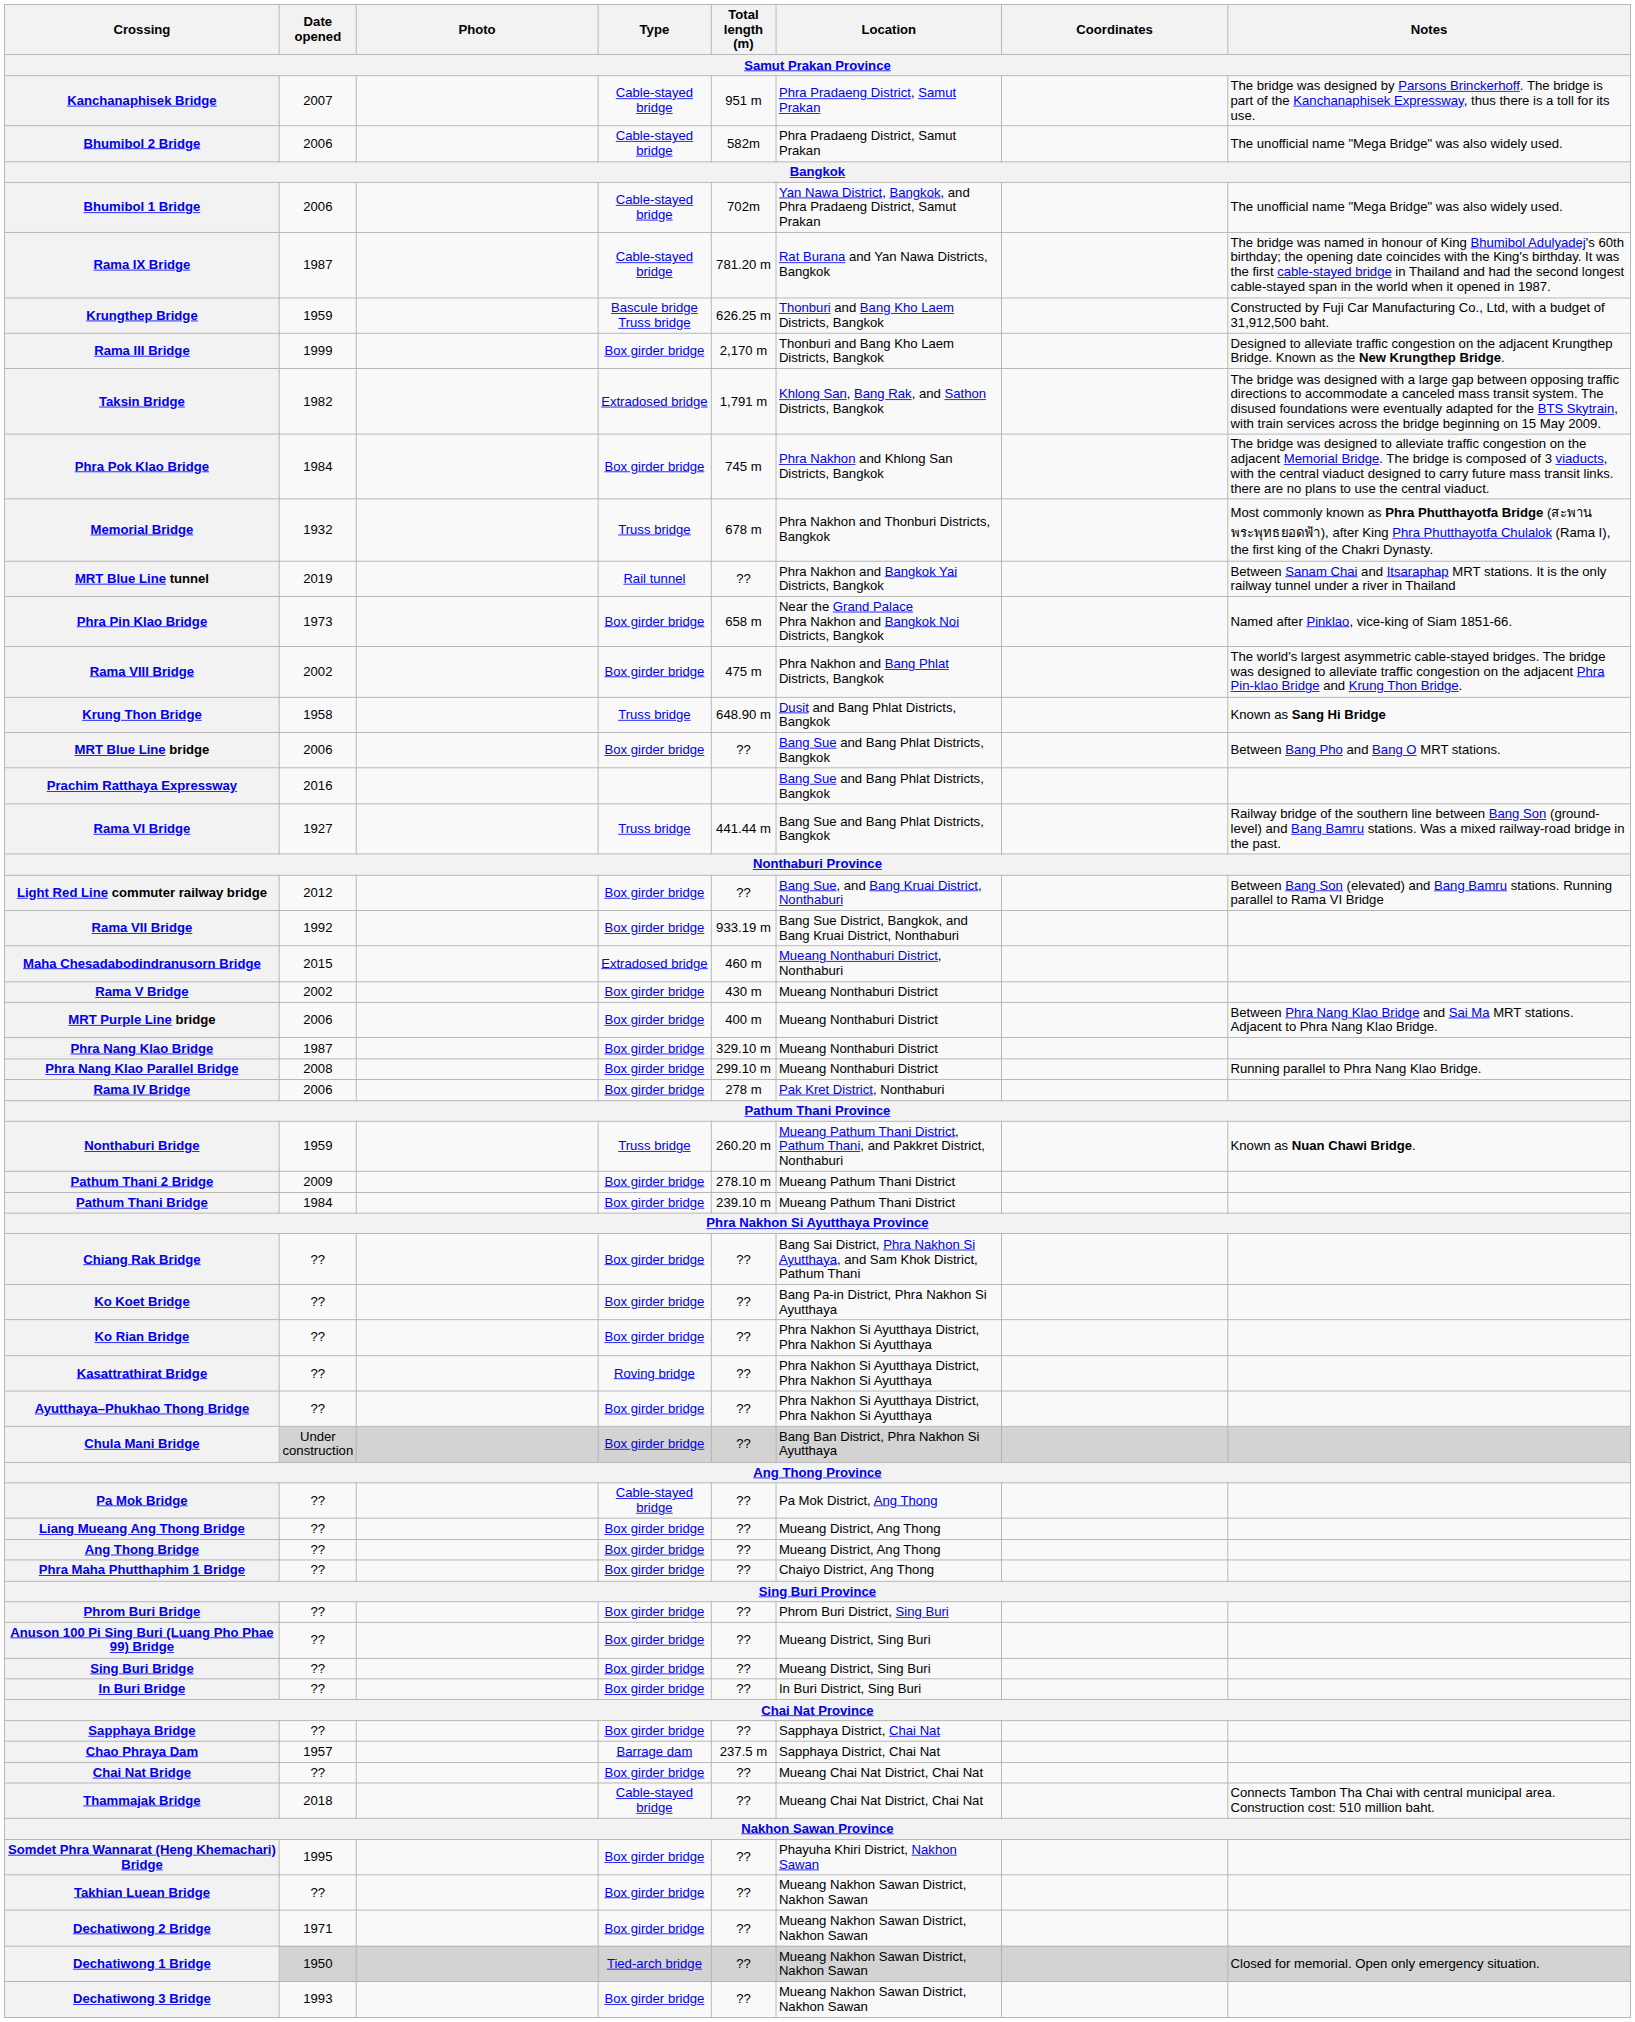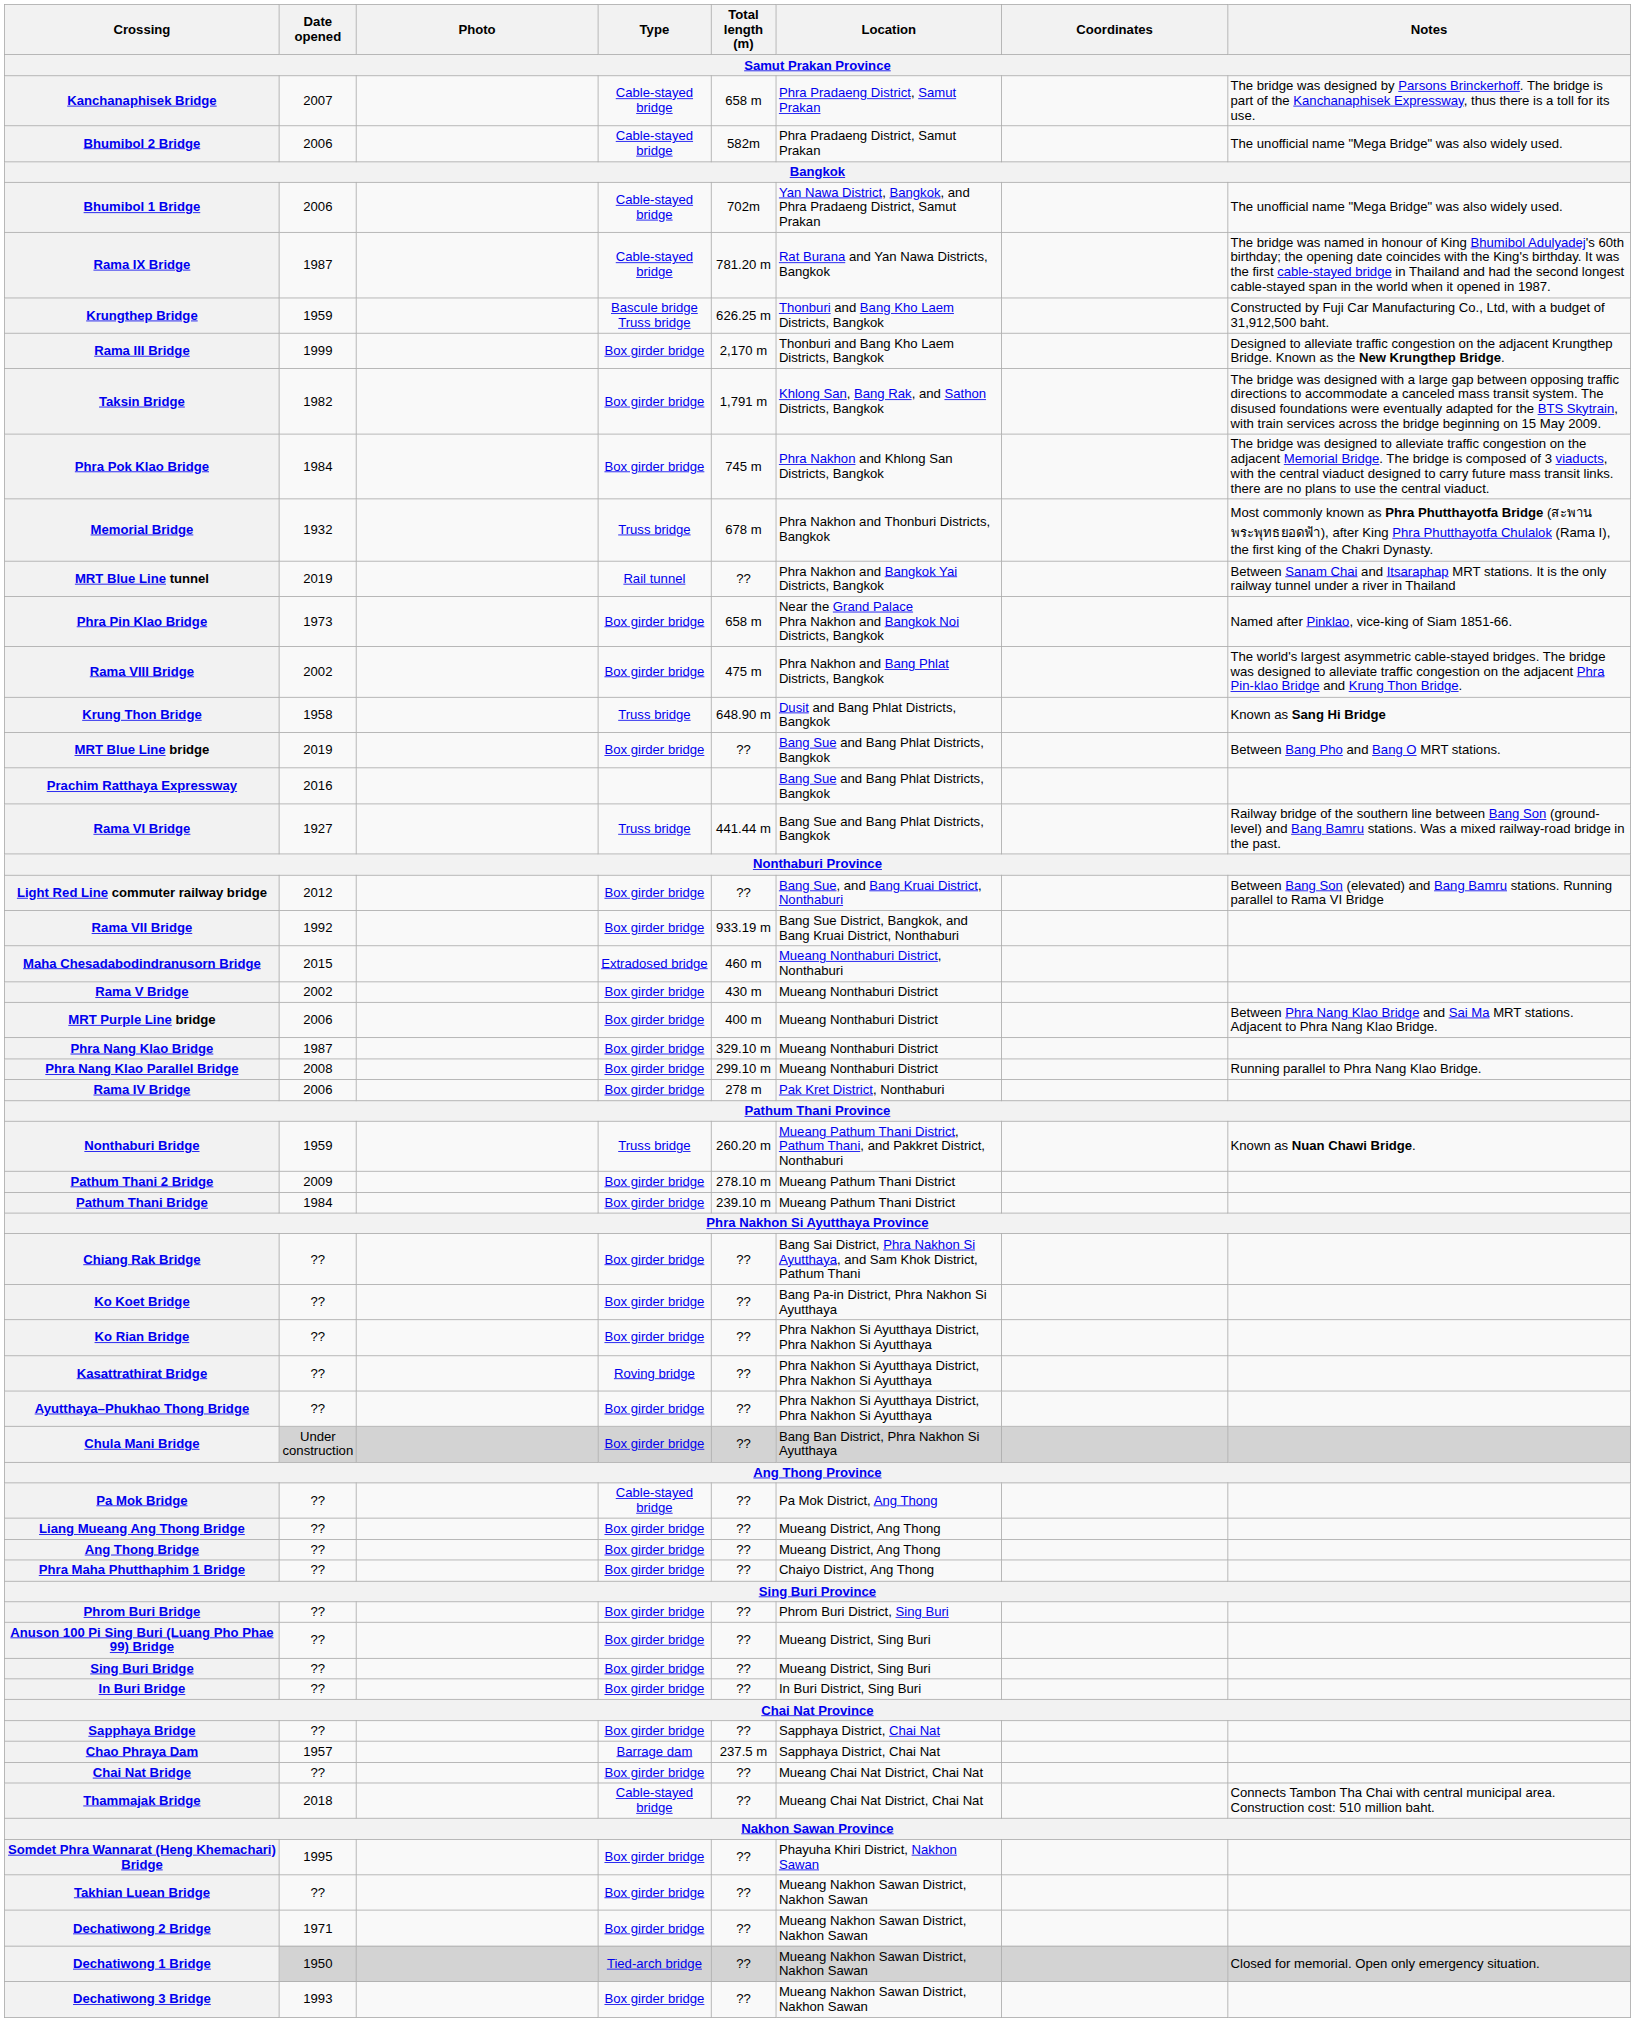(743, 100) 951 m -> (743, 100) 658 m
(654, 401) Extradosed bridge -> (654, 401) Box girder bridge
(318, 750) 2006 -> (318, 750) 2019
